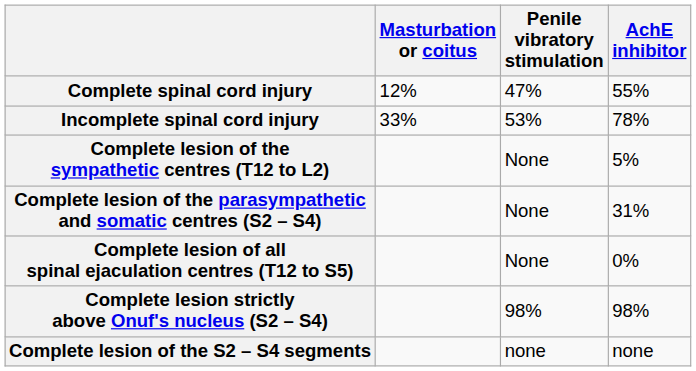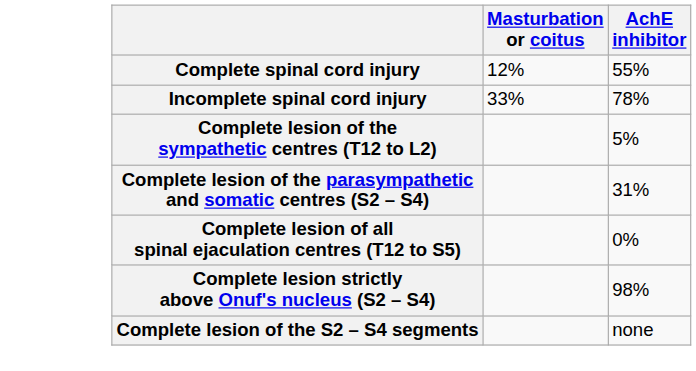- column: (554, 40)
